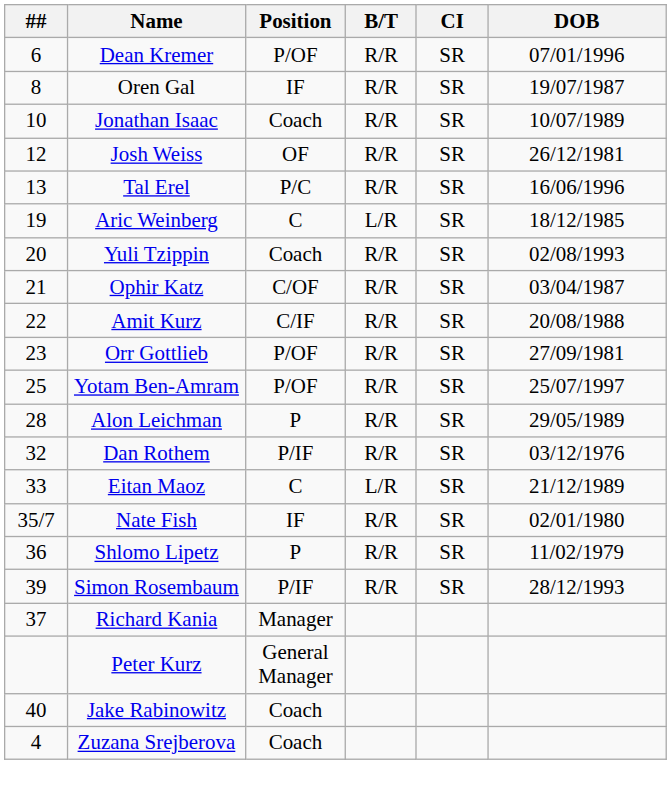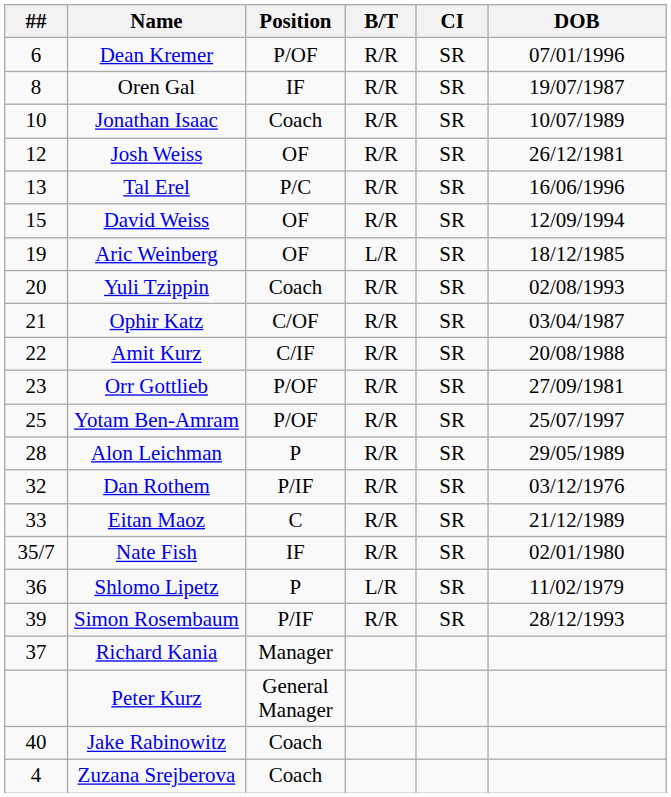+ row: (156, 220)
(295, 220) C -> (295, 253) OF
(381, 486) L/R -> (381, 519) R/R
(381, 552) R/R -> (381, 586) L/R
